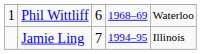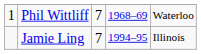(99, 15) 6 -> (99, 15) 7
